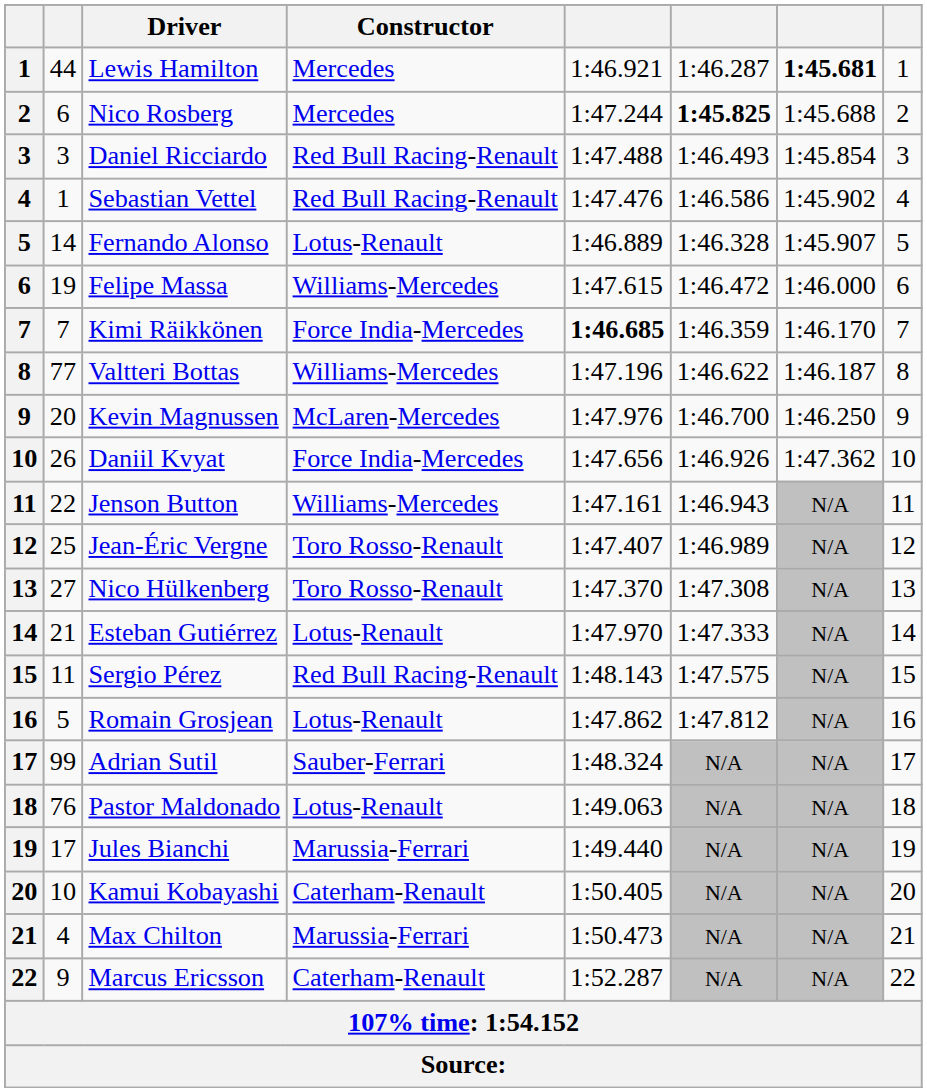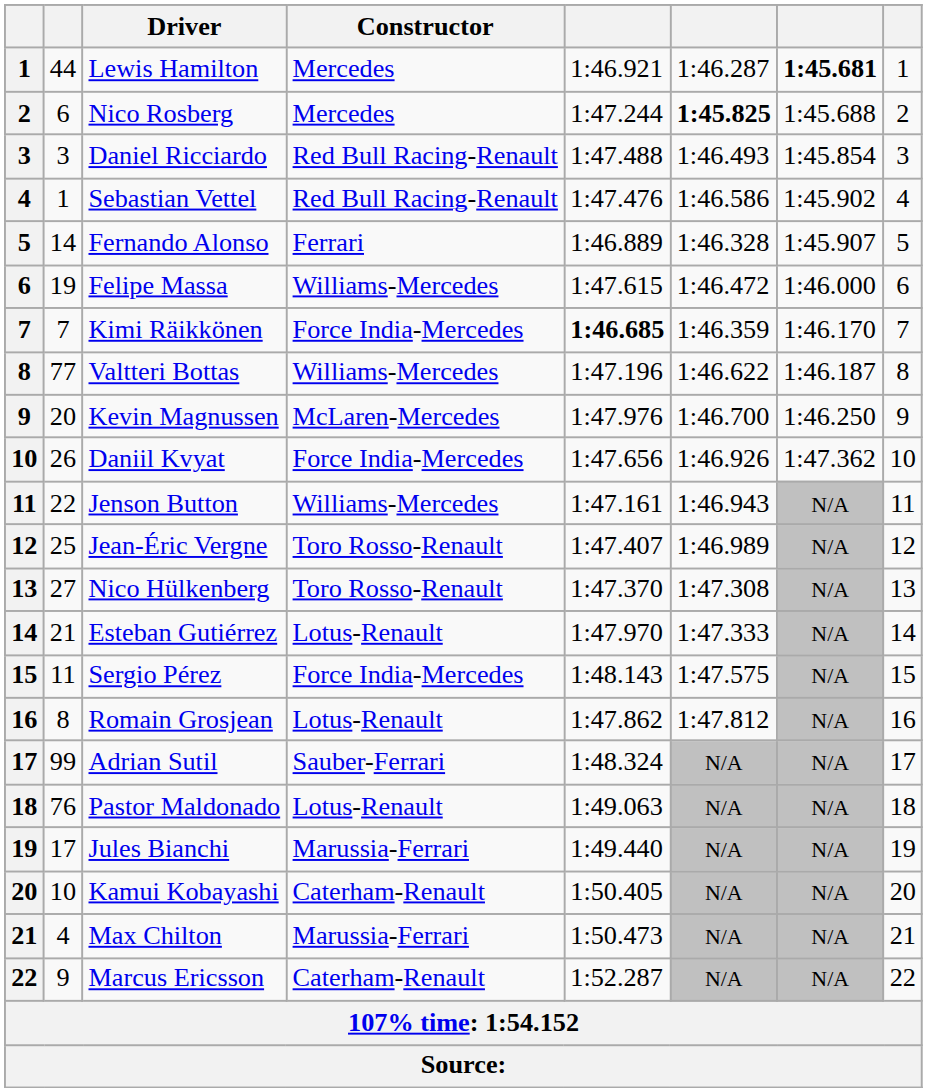(368, 242) Lotus-Renault -> (328, 242) Ferrari
(425, 675) Red Bull Racing-Renault -> (408, 675) Force India-Mercedes
(63, 718) 5 -> (63, 718) 8
